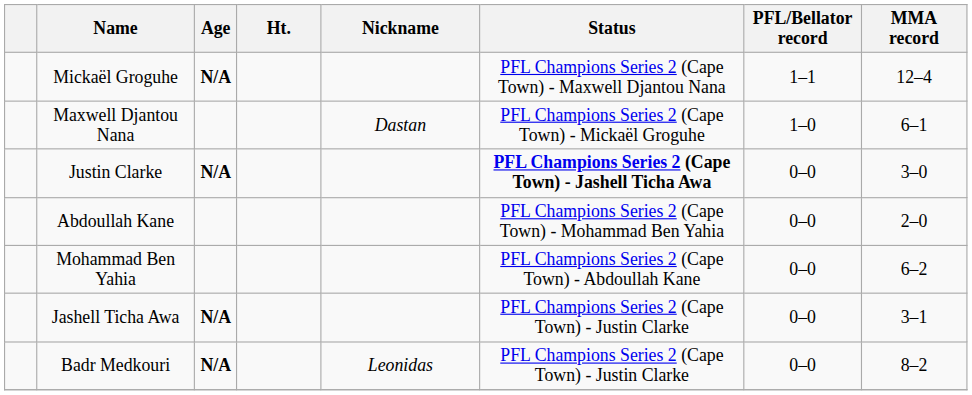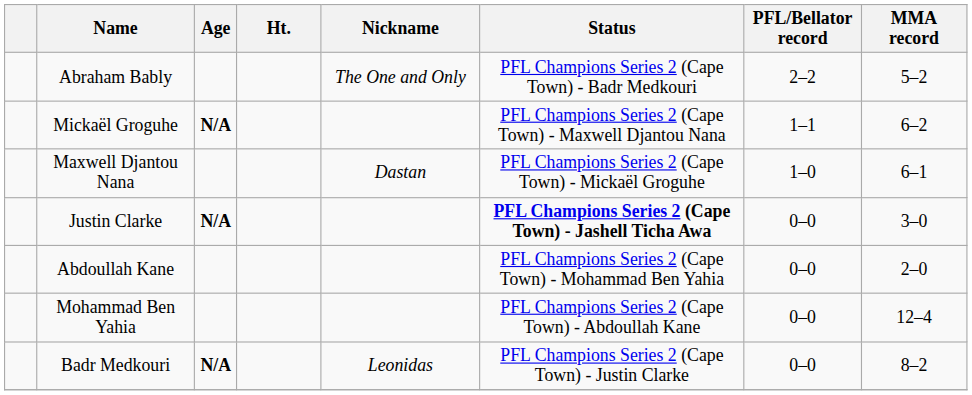+ row: (116, 76)
(914, 76) 12–4 -> (914, 124) 6–2
(914, 269) 6–2 -> (914, 317) 12–4
- row: (116, 317)
